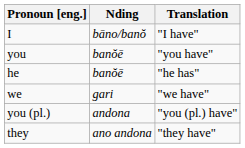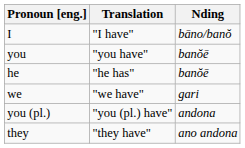columns swapped: (122, 14) <-> (197, 14)
